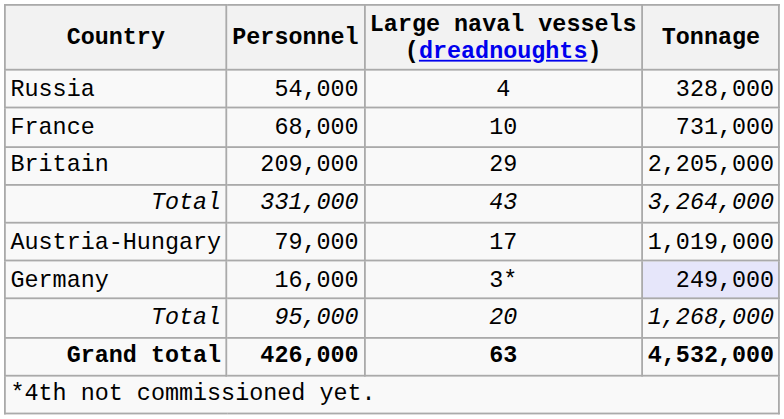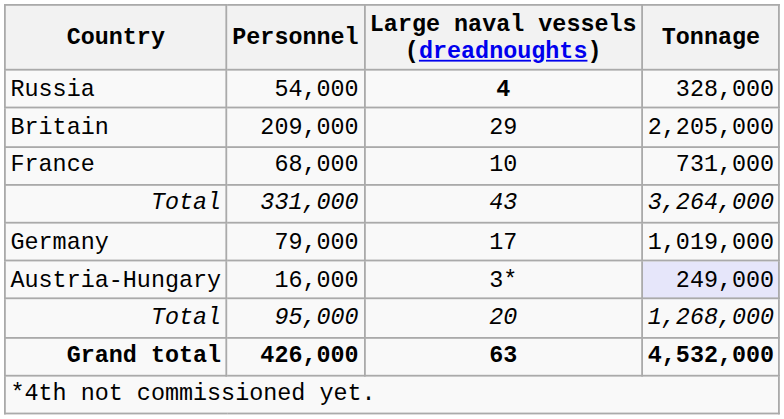(503, 89) normal -> (503, 89) bold
rows swapped: (317, 127) <-> (310, 165)
(116, 242) Austria-Hungary -> (60, 242) Germany
(60, 280) Germany -> (116, 280) Austria-Hungary
